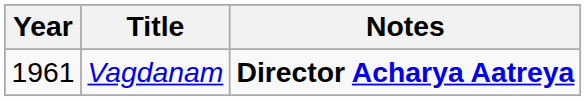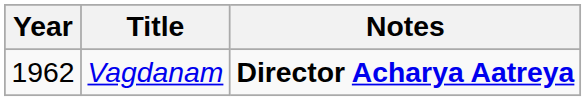(43, 71) 1961 -> (43, 71) 1962
